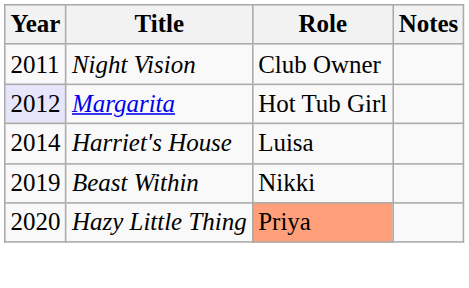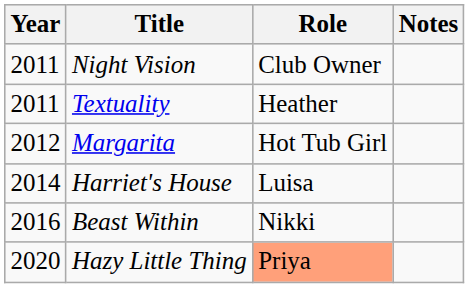+ row: (121, 103)
(35, 103) lavender background -> (35, 143) no background
(35, 182) 2019 -> (35, 222) 2016
